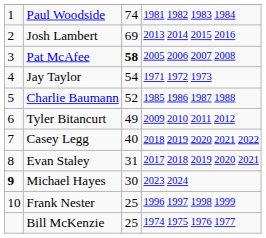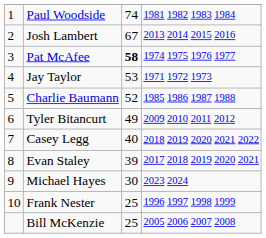(131, 35) 69 -> (131, 35) 67
(189, 56) 2005 2006 2007 2008 -> (189, 56) 1974 1975 1976 1977
(131, 77) 54 -> (131, 77) 53
(131, 160) 31 -> (131, 160) 39
(11, 181) bold -> (11, 181) normal
(189, 222) 1974 1975 1976 1977 -> (189, 222) 2005 2006 2007 2008
